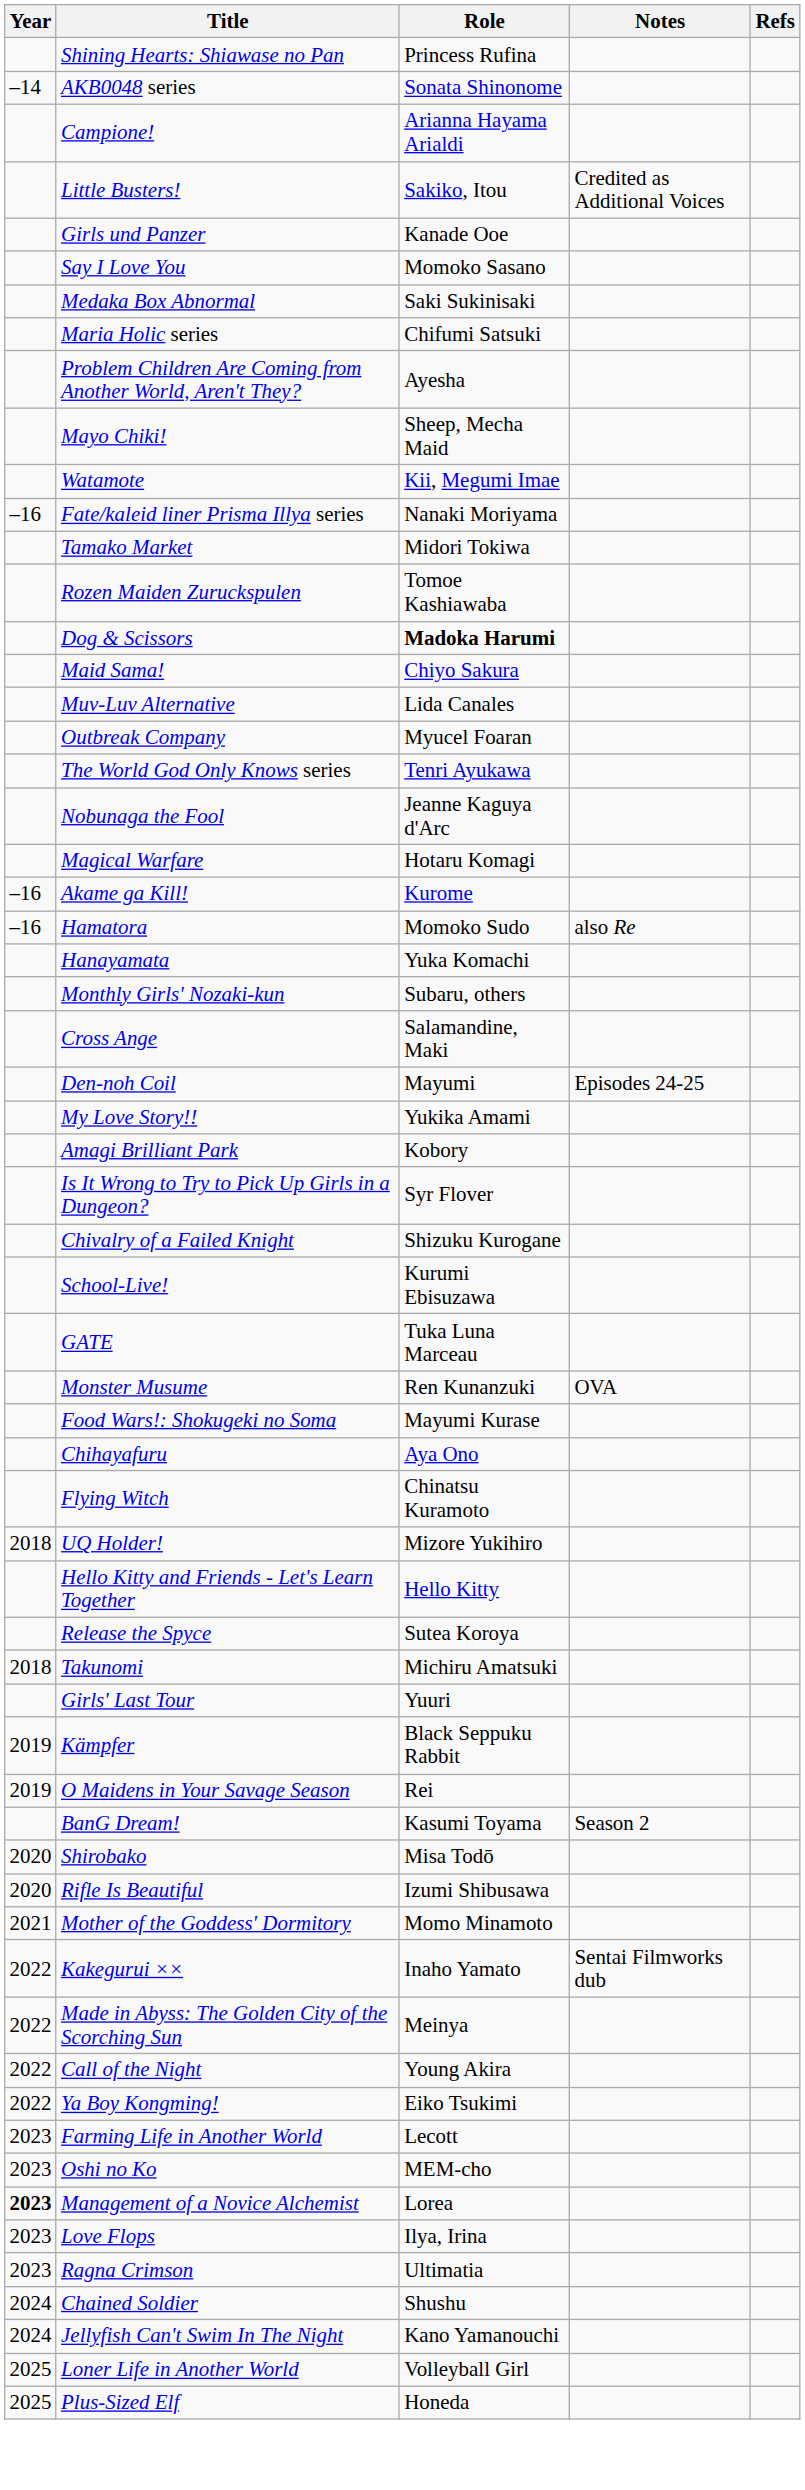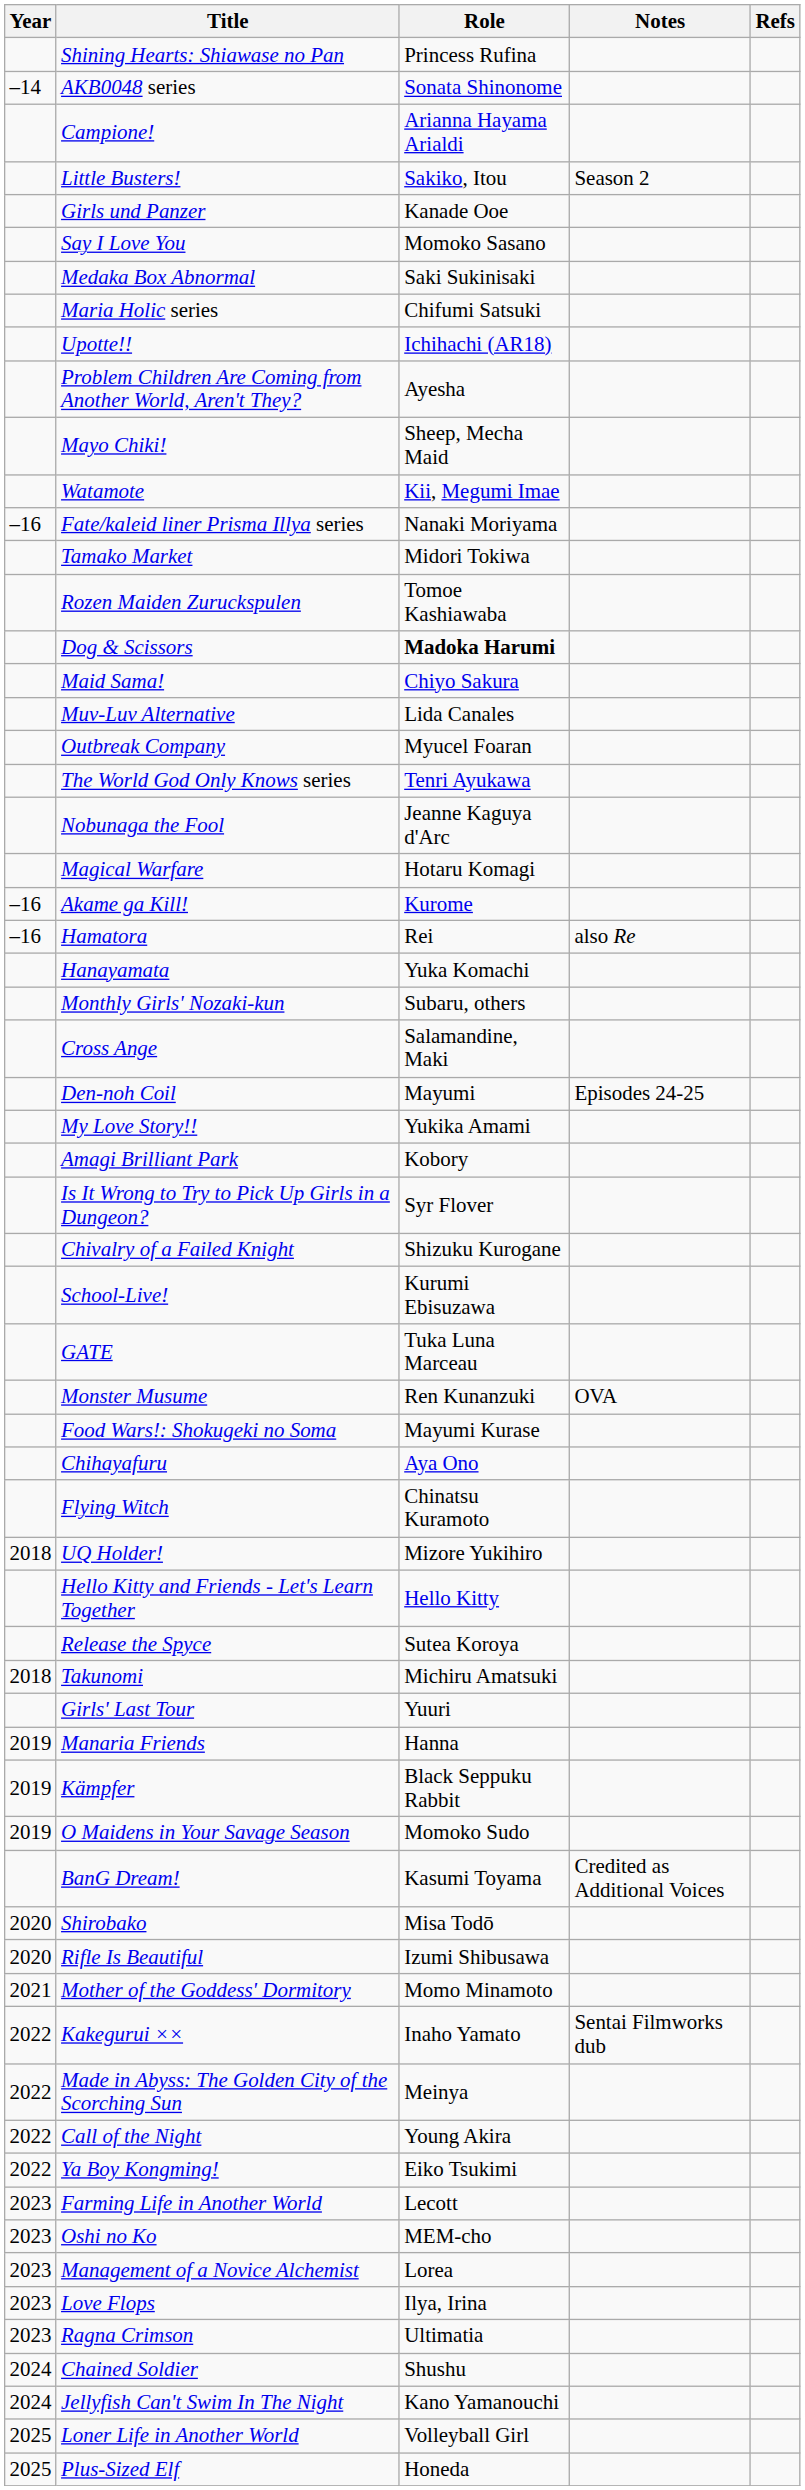(649, 189) Credited as Additional Voices -> (612, 177) Season 2
+ row: (97, 343)
(467, 927) Momoko Sudo -> (419, 936) Rei
+ row: (133, 1743)
(419, 1790) Rei -> (467, 1833) Momoko Sudo
(612, 1823) Season 2 -> (649, 1878) Credited as Additional Voices
(30, 2203) bold -> (30, 2269) normal
